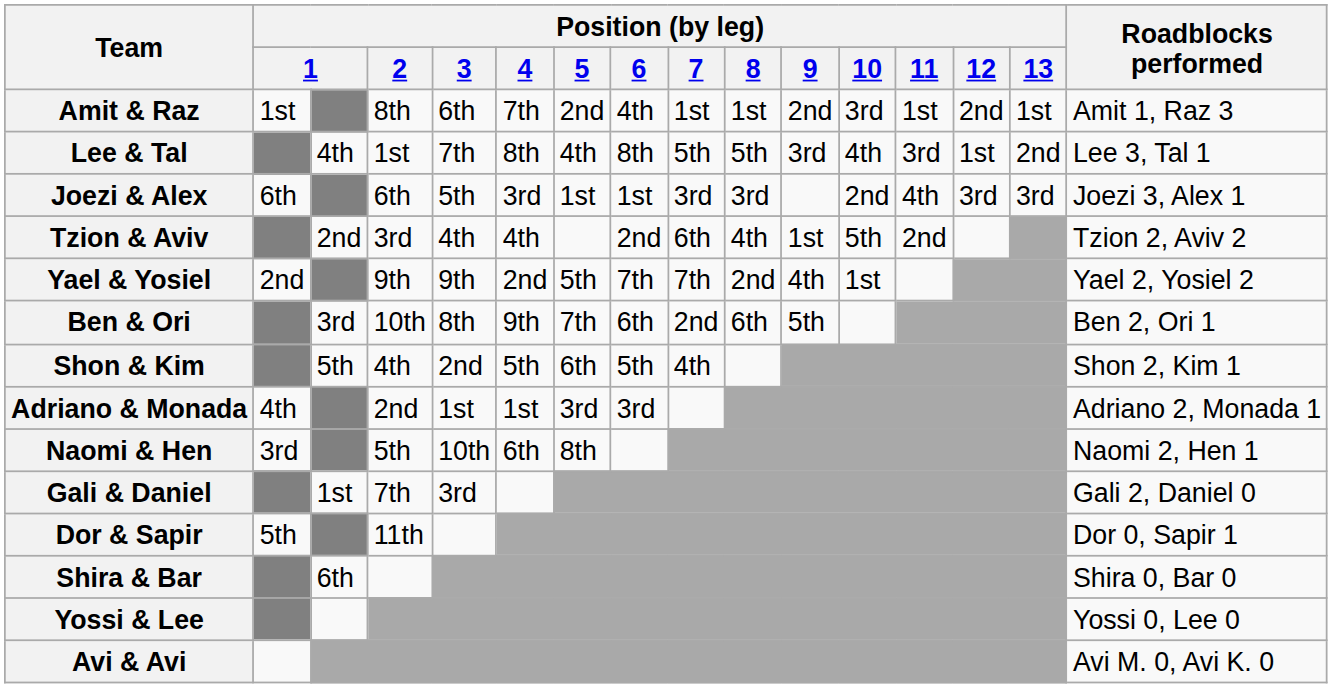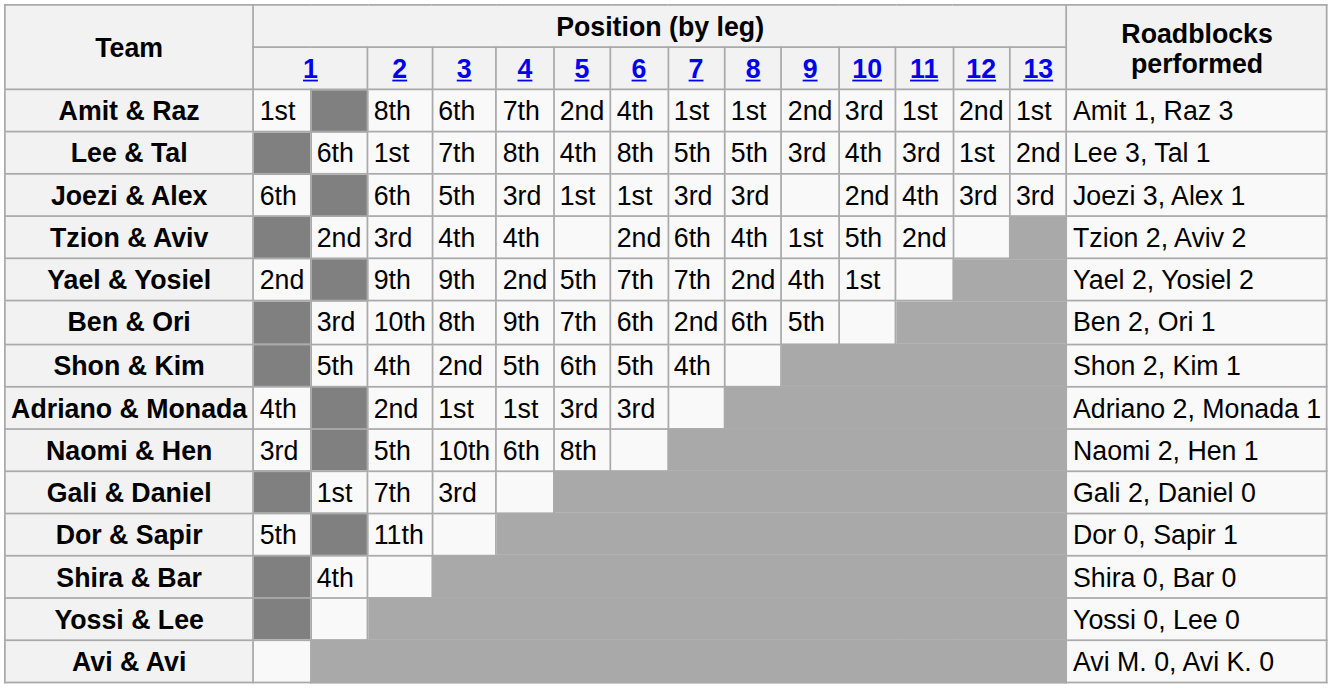(335, 153) 4th -> (335, 153) 6th
(335, 577) 6th -> (335, 577) 4th
